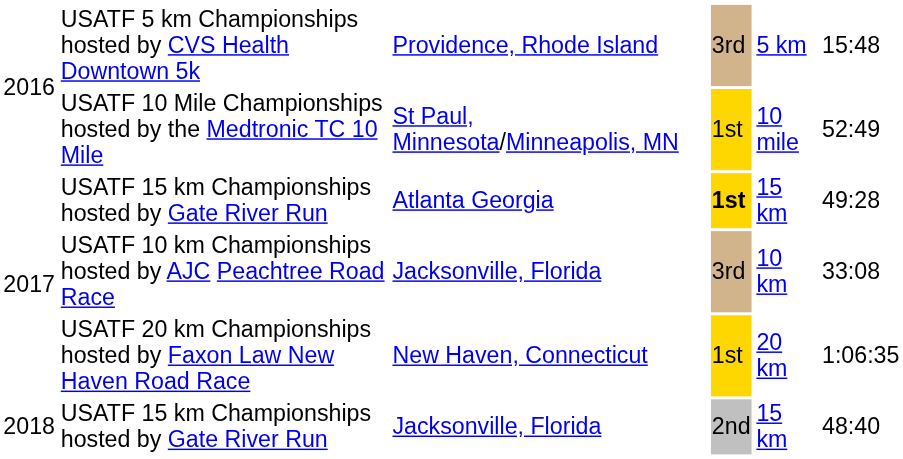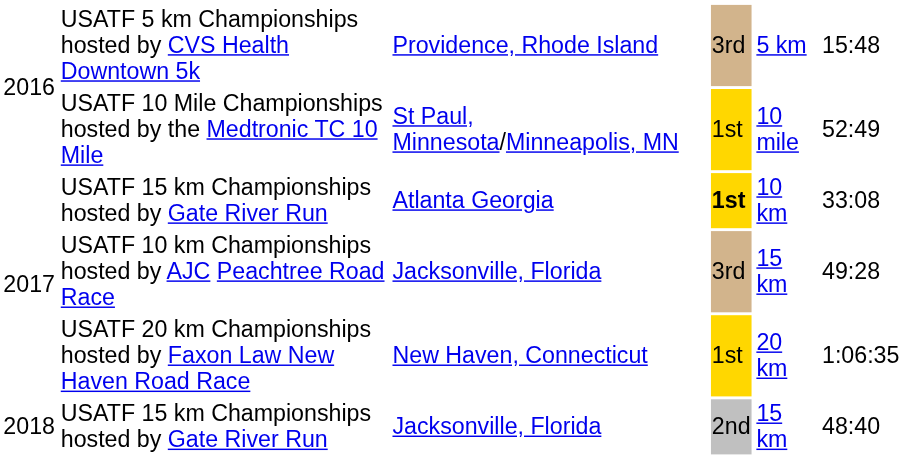(772, 200) 15 km -> (772, 200) 10 km
(851, 200) 49:28 -> (851, 200) 33:08
(772, 271) 10 km -> (772, 271) 15 km
(851, 271) 33:08 -> (851, 271) 49:28
